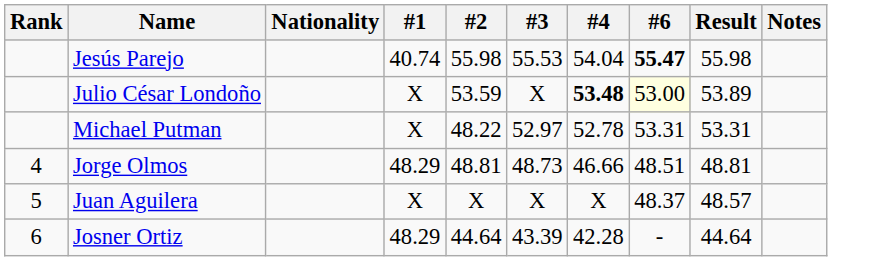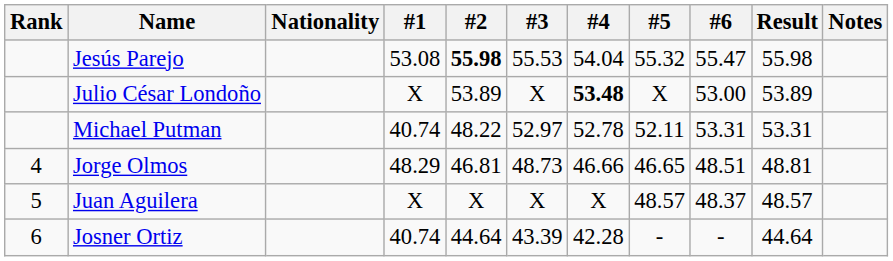+ column: (660, 22)
(415, 58) 40.74 -> (415, 58) 53.08
(476, 58) normal -> (476, 58) bold
(660, 58) bold -> (721, 58) normal
(476, 93) 53.59 -> (476, 93) 53.89
(660, 93) lightyellow background -> (721, 93) no background
(415, 129) X -> (415, 129) 40.74
(476, 165) 48.81 -> (476, 165) 46.81
(415, 237) 48.29 -> (415, 237) 40.74
